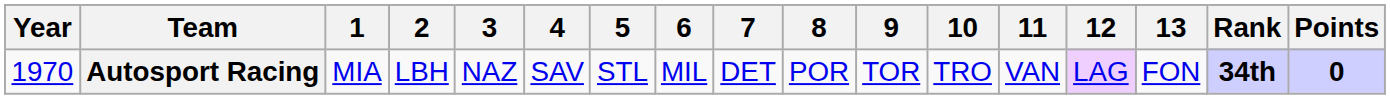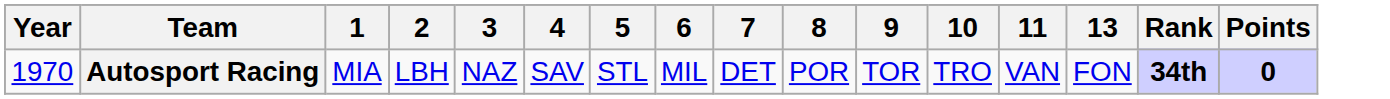- column: (1101, 27)
